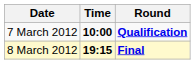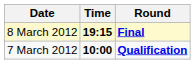rows swapped: (42, 31) <-> (42, 50)
